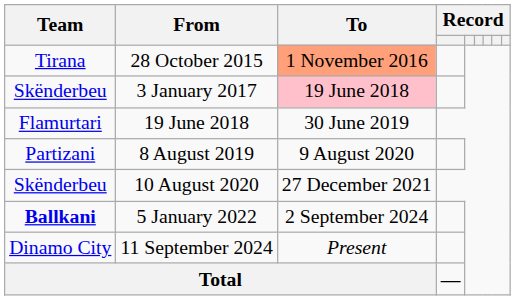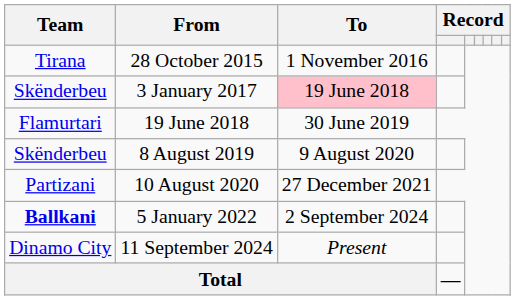(357, 60) lightsalmon background -> (357, 60) no background
(60, 154) Partizani -> (60, 154) Skënderbeu
(60, 185) Skënderbeu -> (60, 185) Partizani
